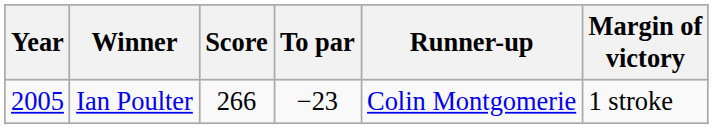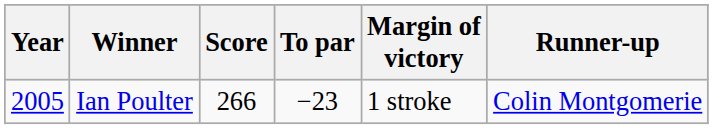columns swapped: (645, 42) <-> (472, 42)
